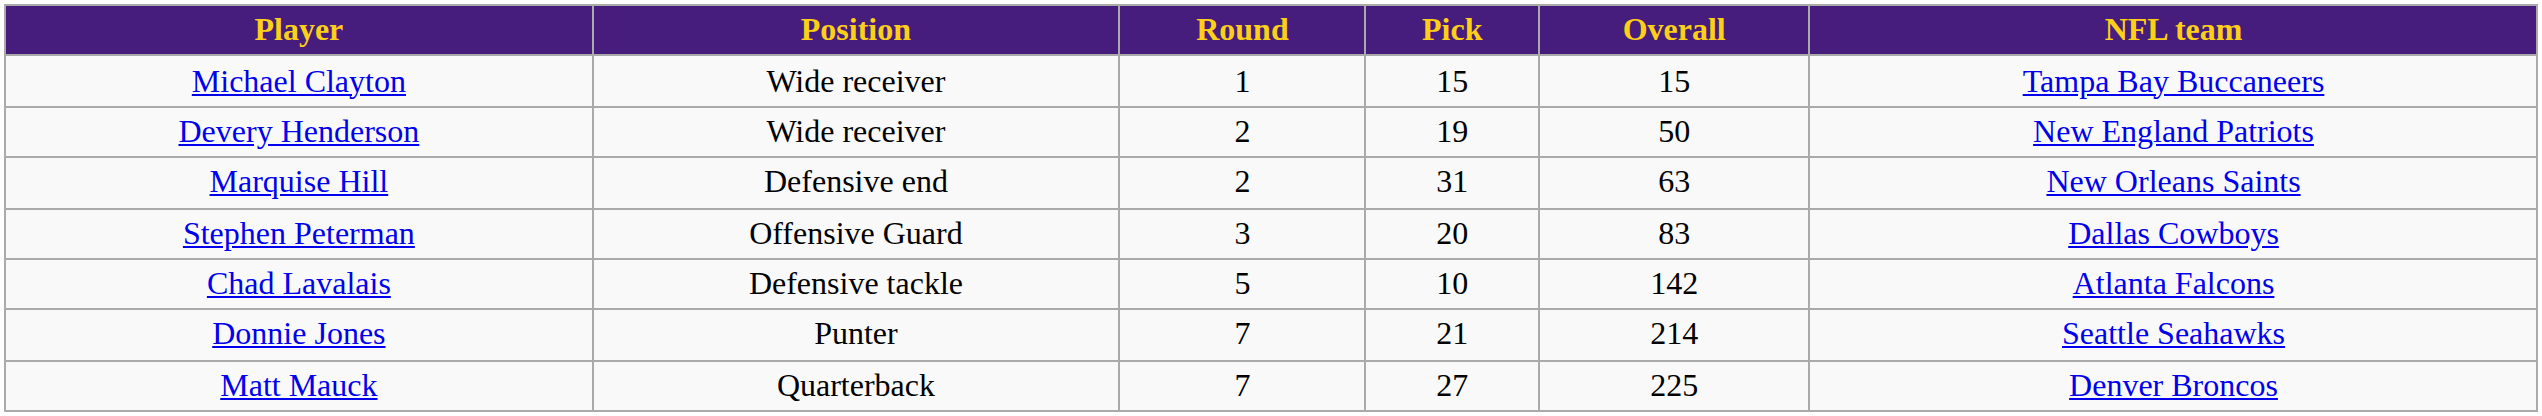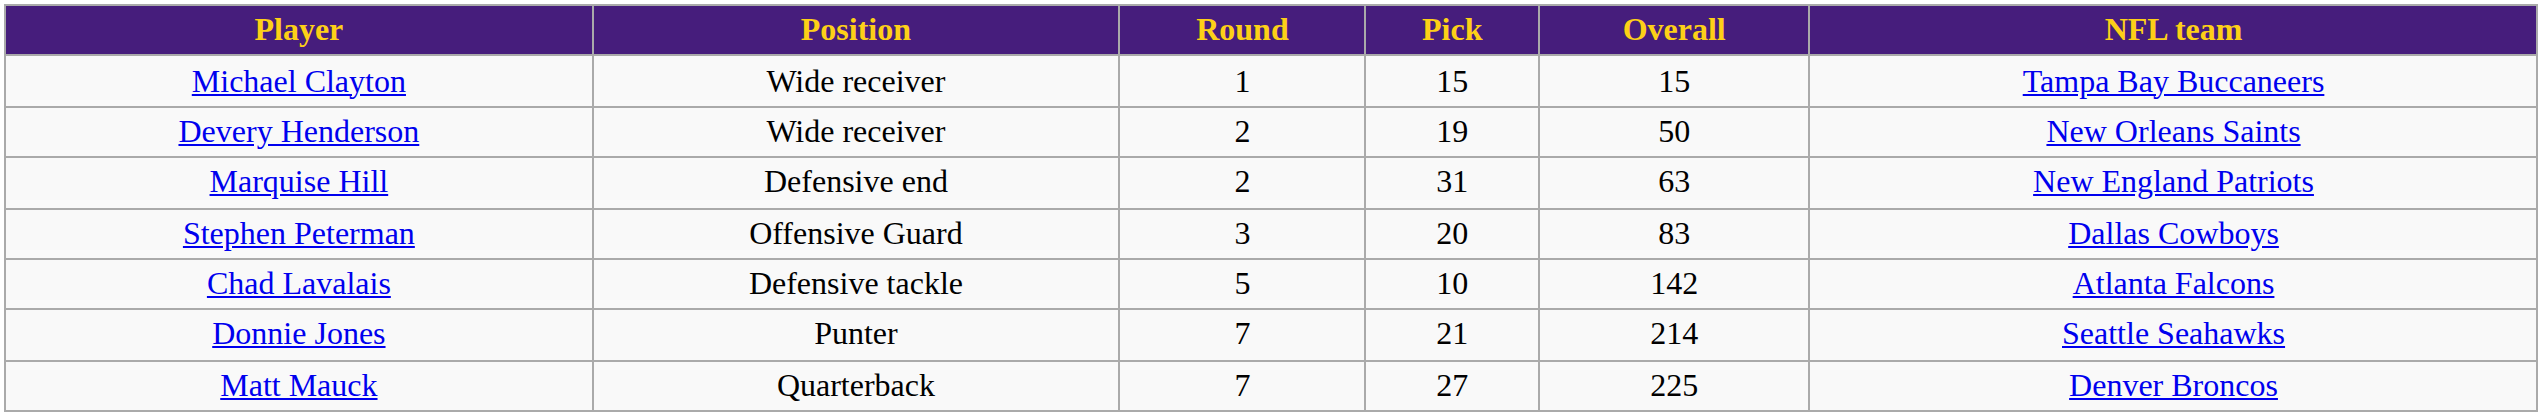(2174, 131) New England Patriots -> (2174, 131) New Orleans Saints
(2174, 182) New Orleans Saints -> (2174, 182) New England Patriots
